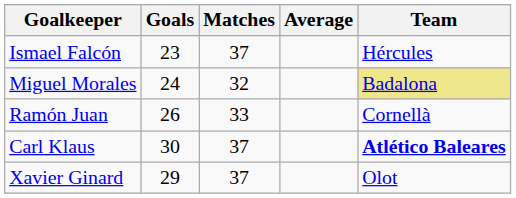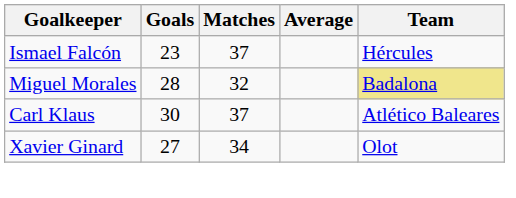(170, 83) 24 -> (170, 83) 28
- row: (59, 114)
(434, 146) bold -> (431, 114) normal
(170, 177) 29 -> (170, 146) 27
(239, 177) 37 -> (239, 146) 34
